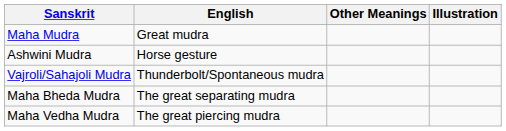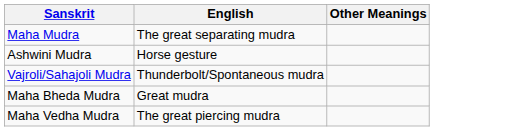- column: (465, 14)
(173, 34) Great mudra -> (216, 34) The great separating mudra
(216, 95) The great separating mudra -> (173, 95) Great mudra
